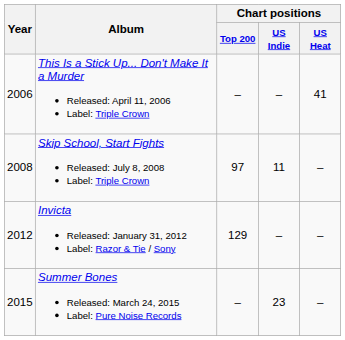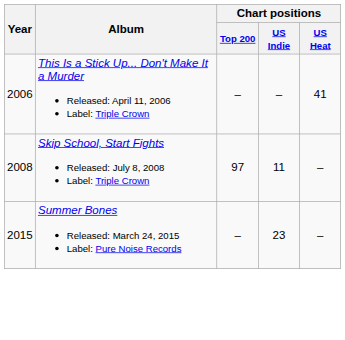- row: (126, 229)
